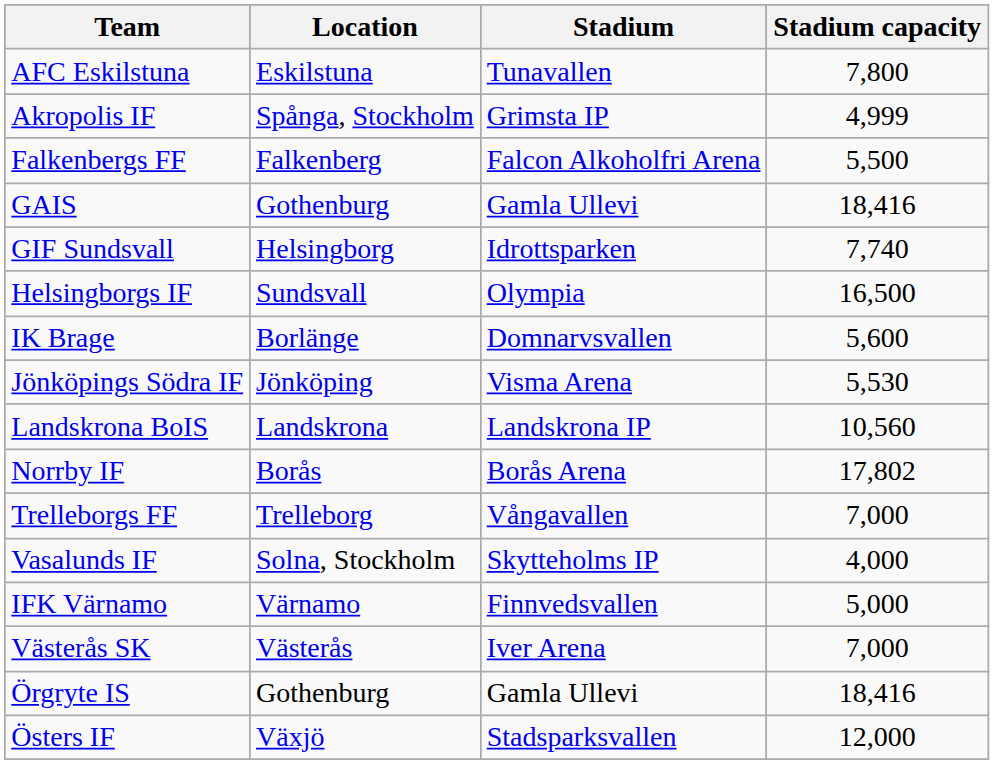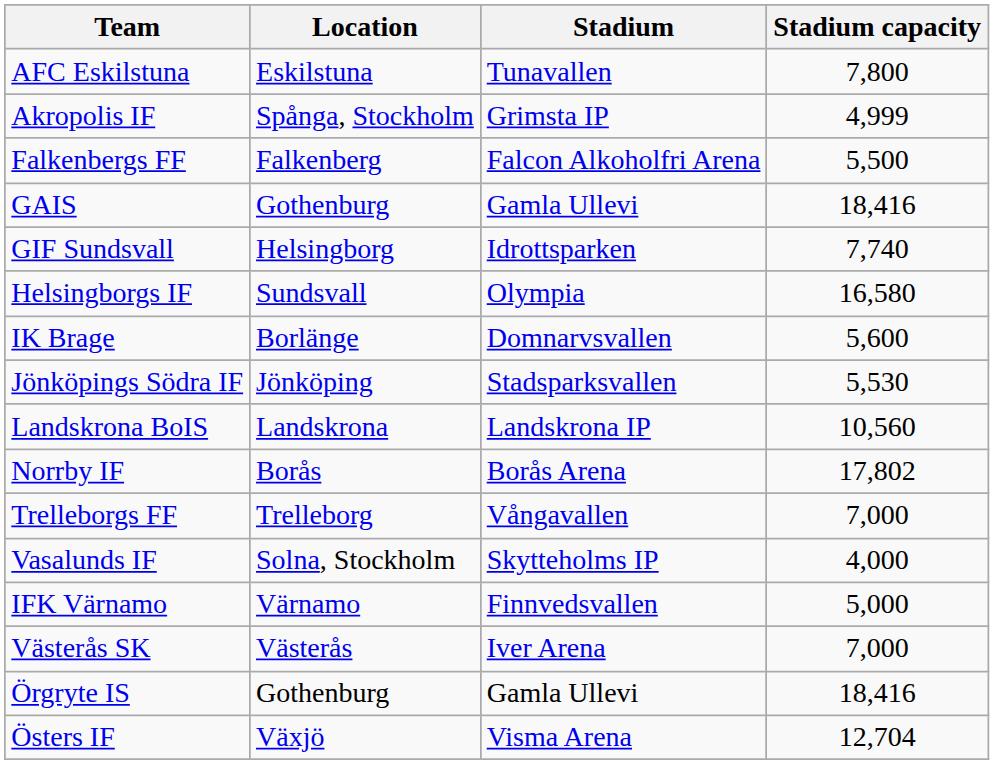(877, 293) 16,500 -> (877, 293) 16,580
(559, 381) Visma Arena -> (582, 381) Stadsparksvallen
(582, 737) Stadsparksvallen -> (559, 737) Visma Arena
(877, 737) 12,000 -> (877, 737) 12,704
